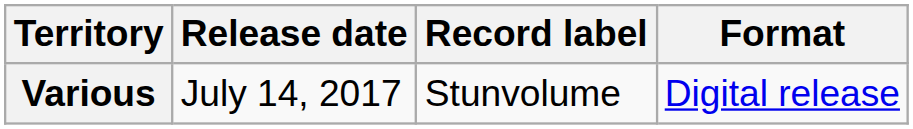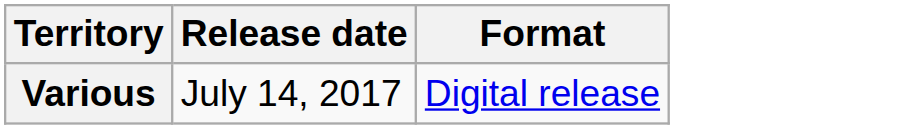- column: (536, 33)
